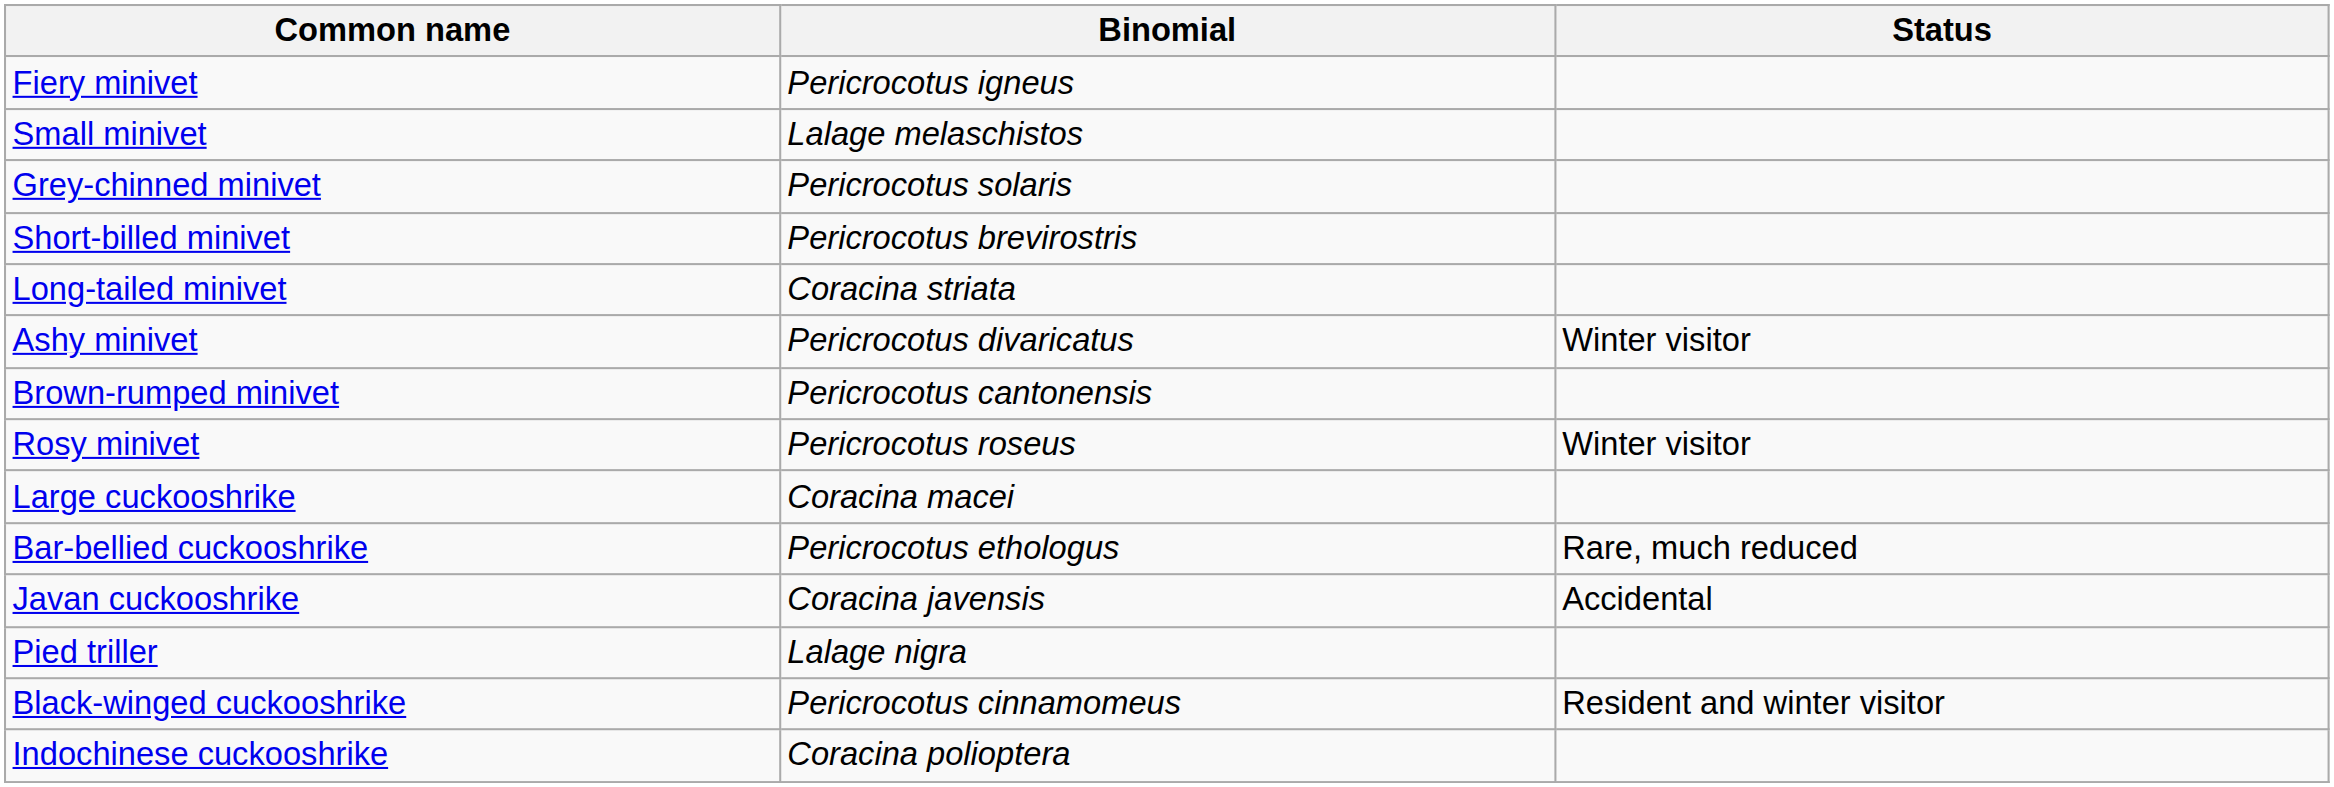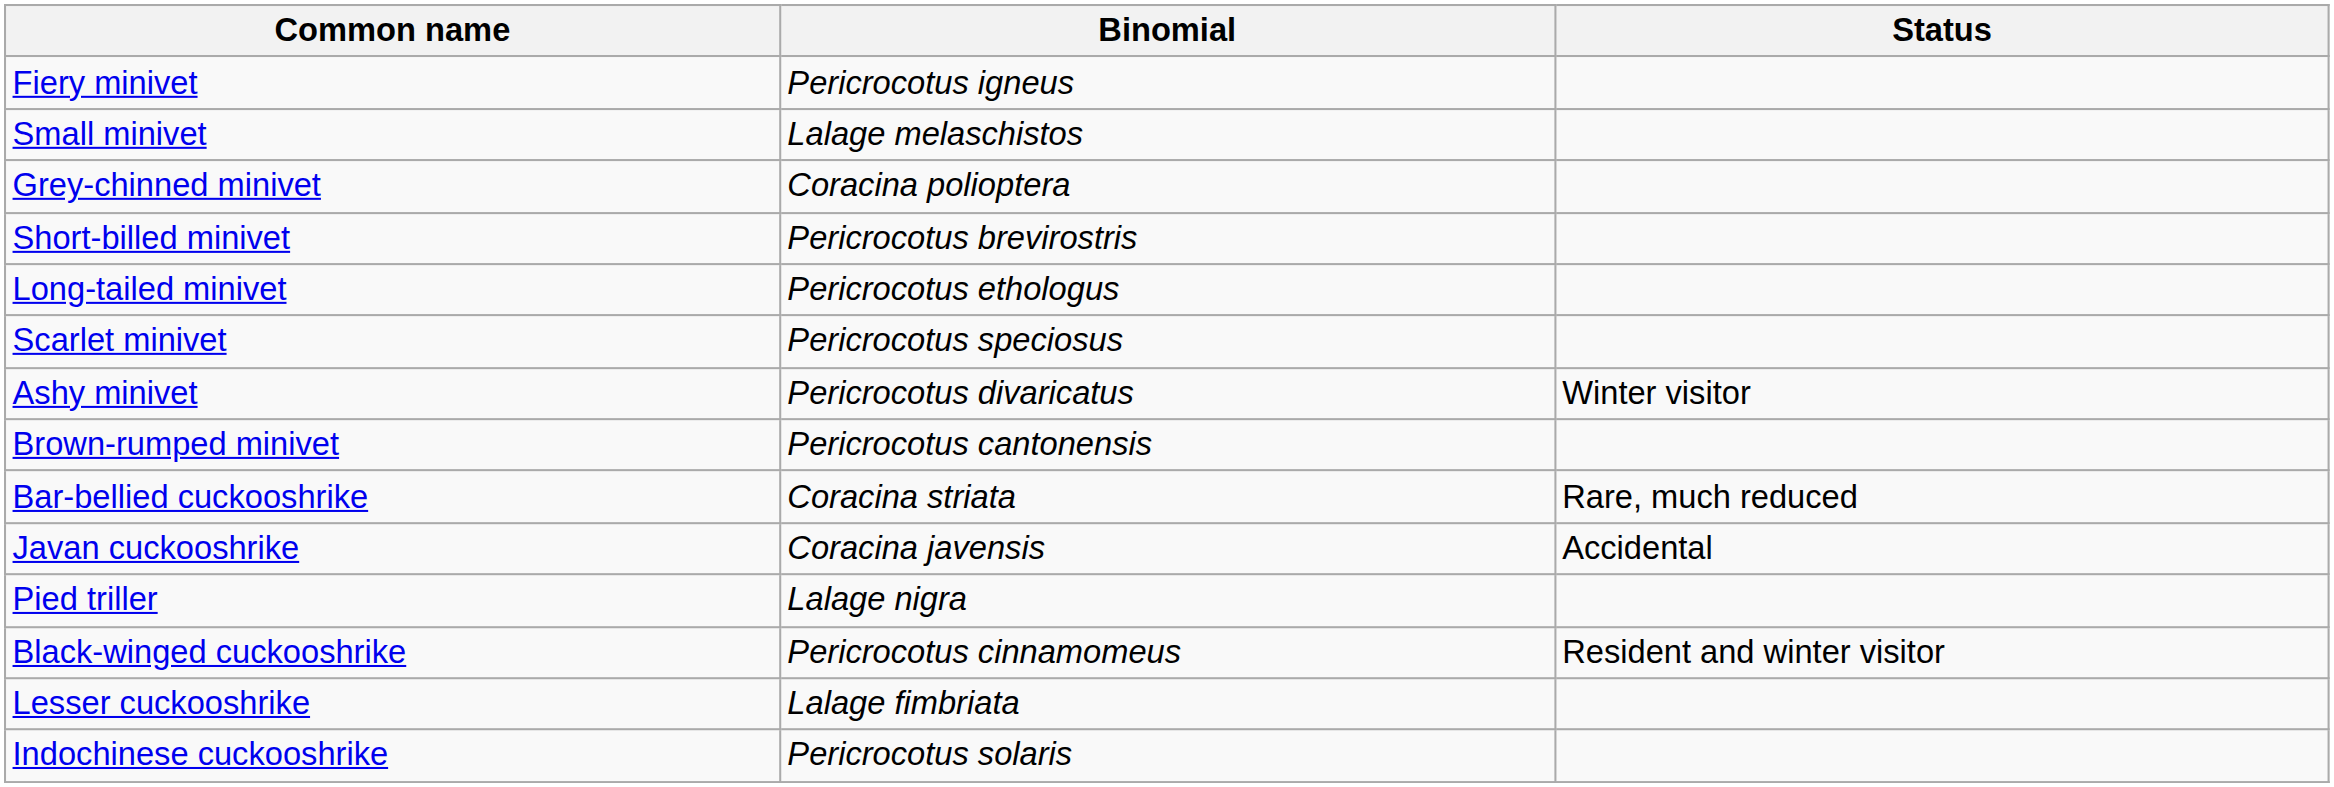(930, 185) Pericrocotus solaris -> (929, 185) Coracina polioptera
(902, 289) Coracina striata -> (953, 289) Pericrocotus ethologus
+ row: (120, 340)
- row: (106, 444)
- row: (154, 496)
(953, 548) Pericrocotus ethologus -> (902, 496) Coracina striata
+ row: (161, 703)
(929, 755) Coracina polioptera -> (930, 755) Pericrocotus solaris
